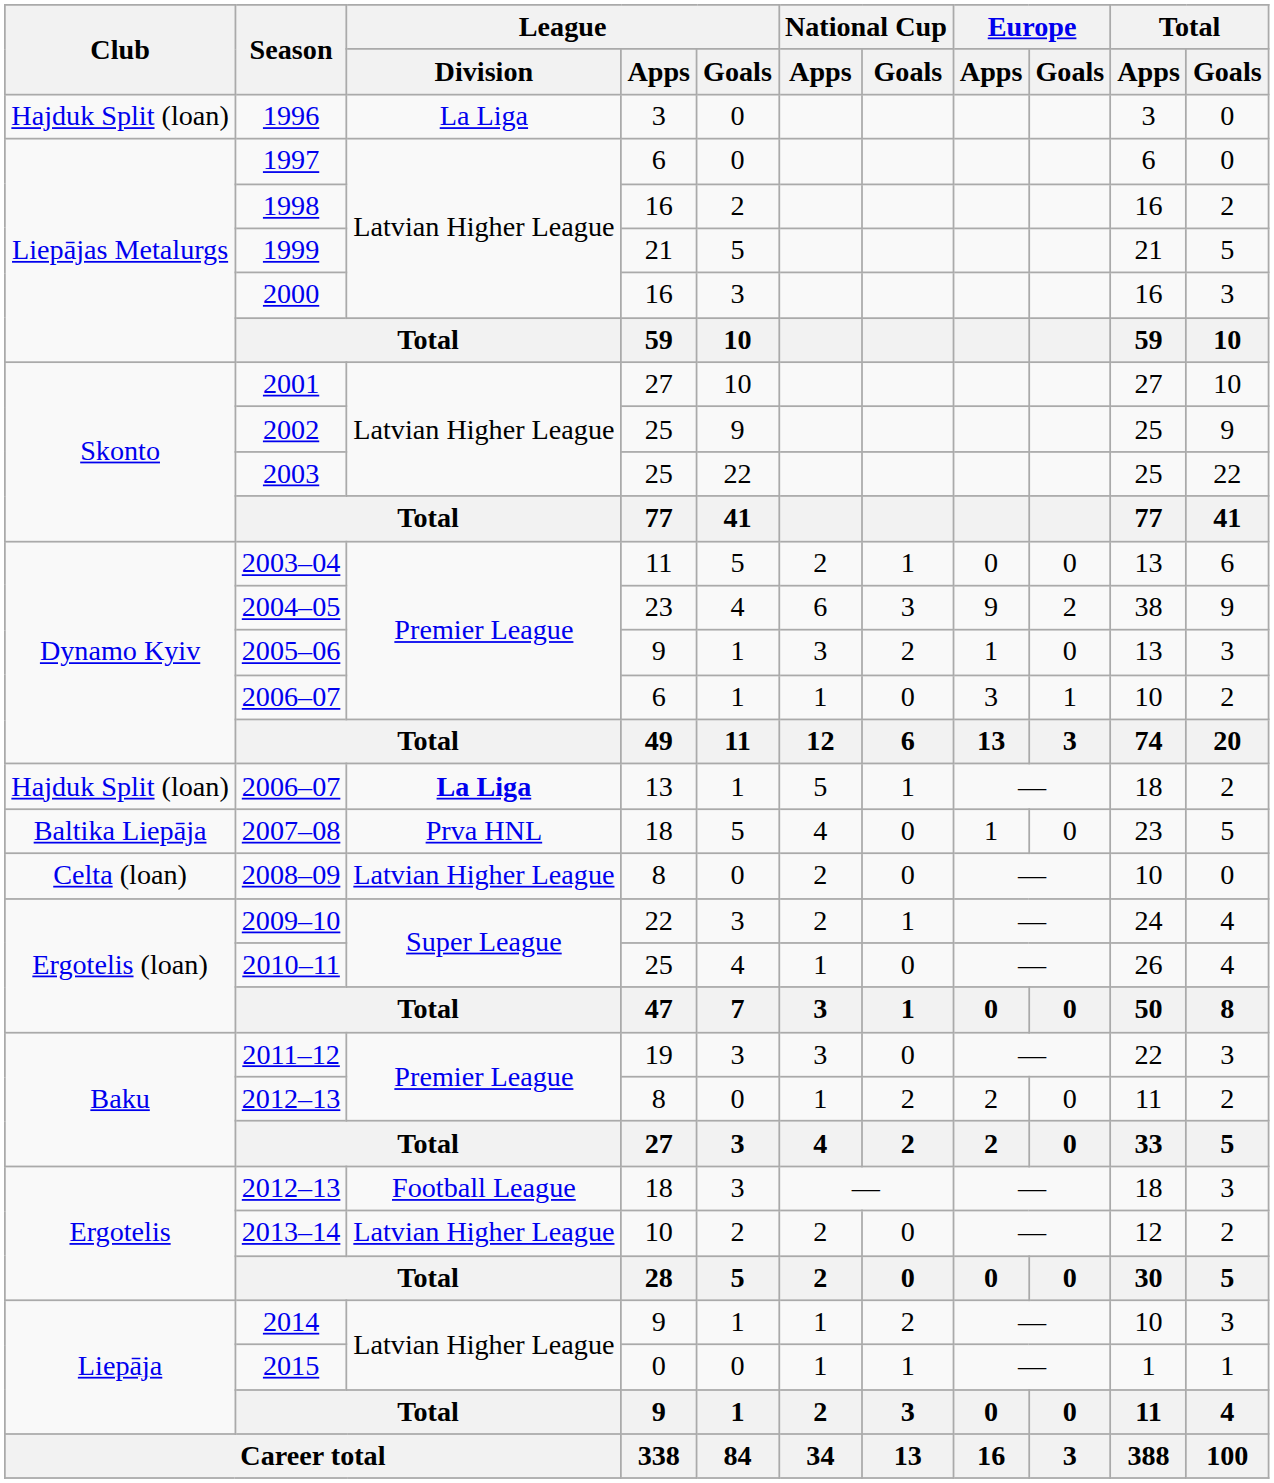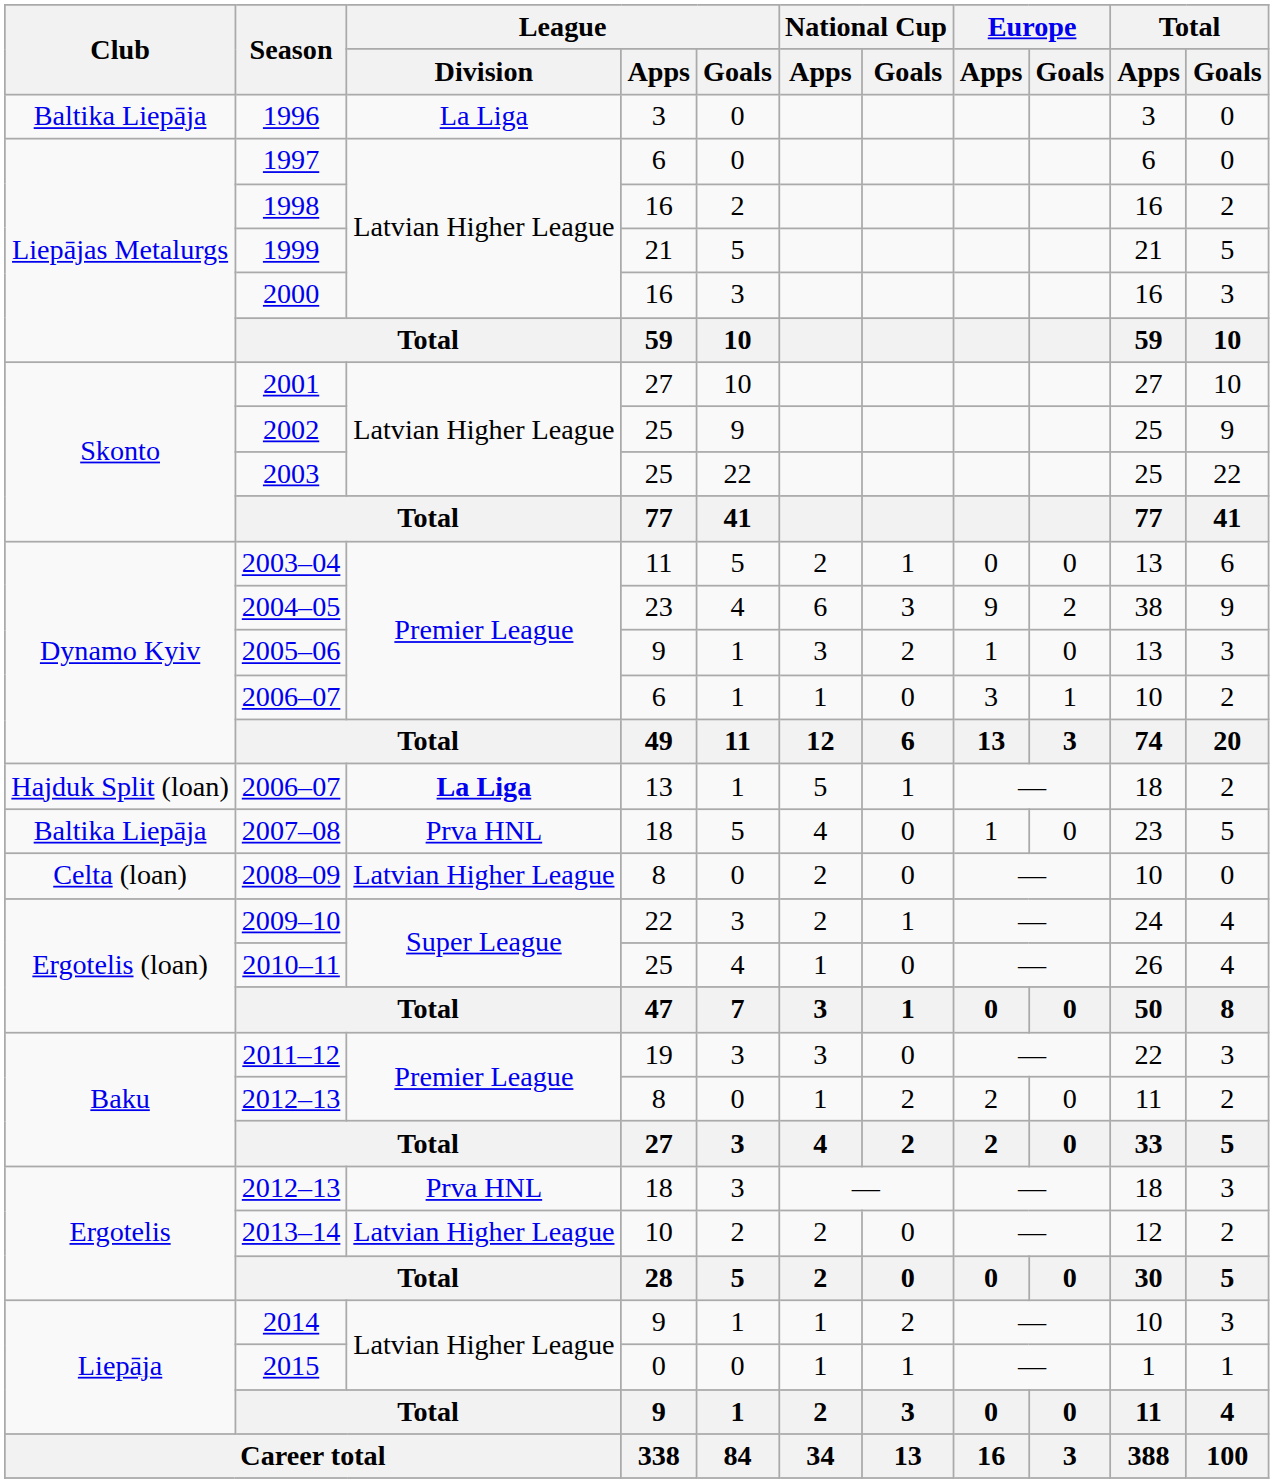(120, 116) Hajduk Split (loan) -> (120, 116) Baltika Liepāja
(484, 1187) Football League -> (484, 1187) Prva HNL
